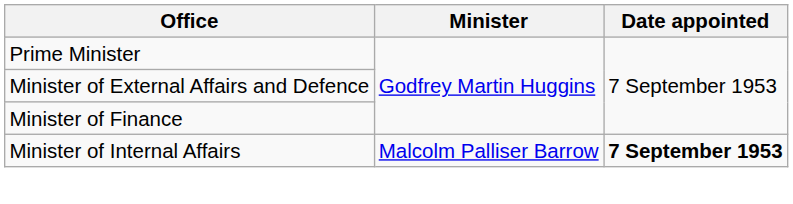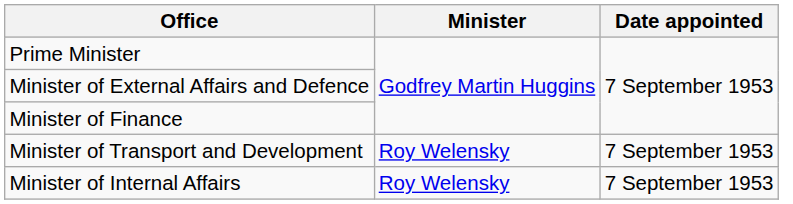+ row: (186, 151)
(489, 151) Malcolm Palliser Barrow -> (444, 184) Roy Welensky
(695, 151) bold -> (689, 184) normal
